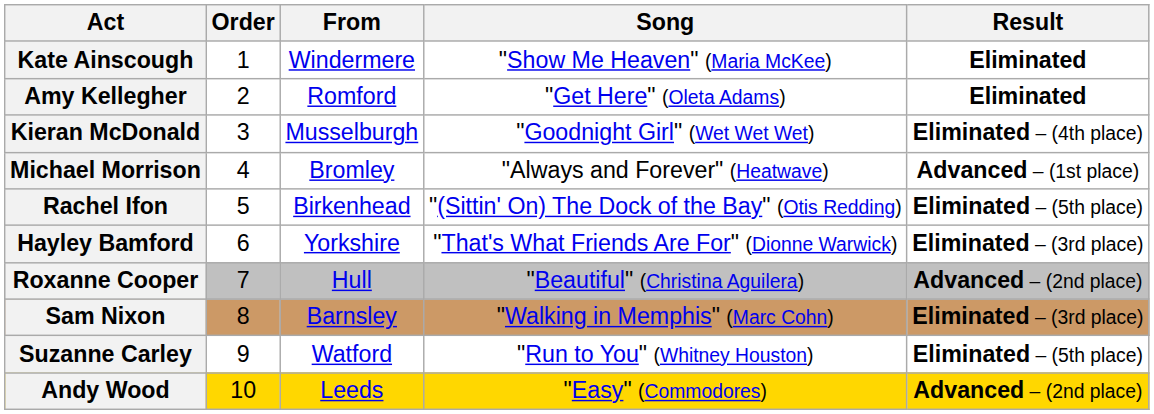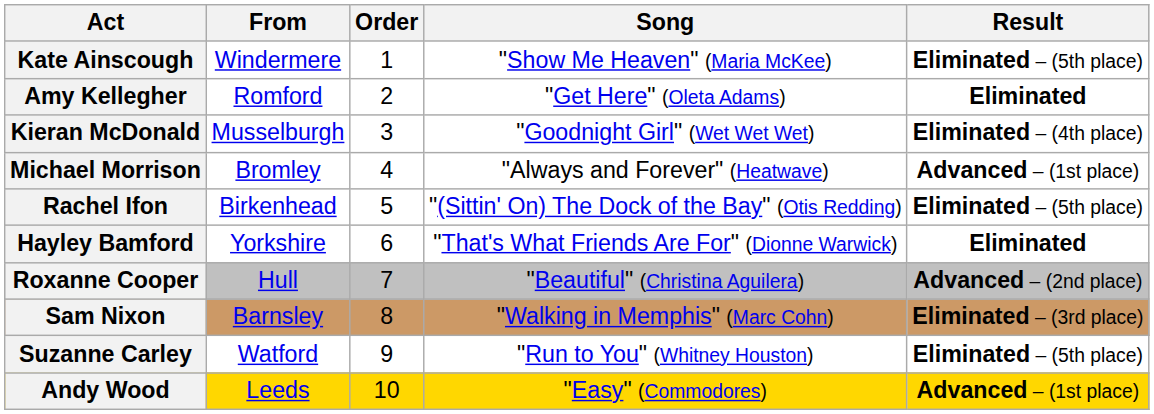columns swapped: (243, 22) <-> (352, 22)
(1028, 59) Eliminated -> (1028, 59) Eliminated – (5th place)
(1028, 243) Eliminated – (3rd place) -> (1028, 243) Eliminated
(1028, 390) Advanced – (2nd place) -> (1028, 390) Advanced – (1st place)
